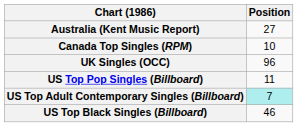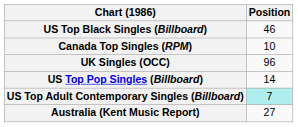rows swapped: (125, 29) <-> (125, 113)
(269, 79) 11 -> (269, 79) 14
